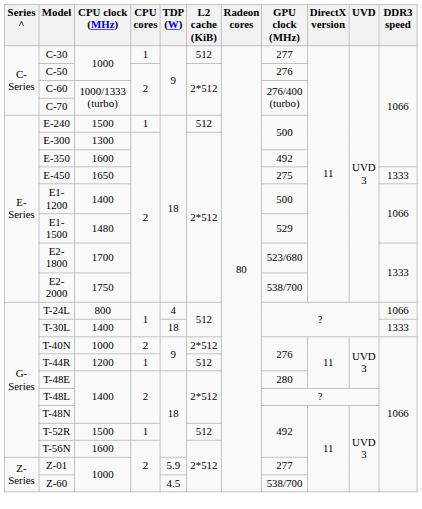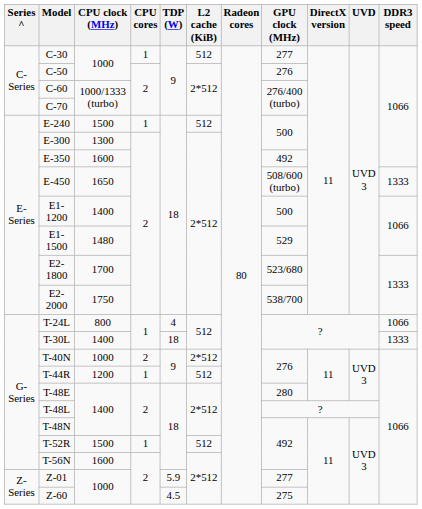(284, 175) 275 -> (284, 181) 508/600 (turbo)
(284, 483) 538/700 -> (284, 495) 275
